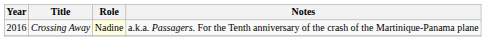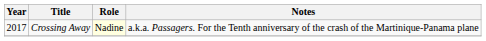(17, 28) 2016 -> (17, 28) 2017
